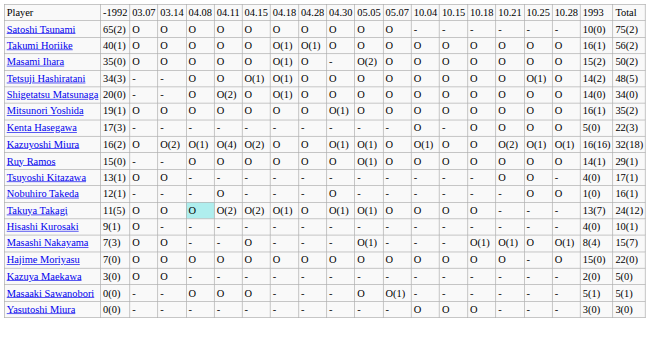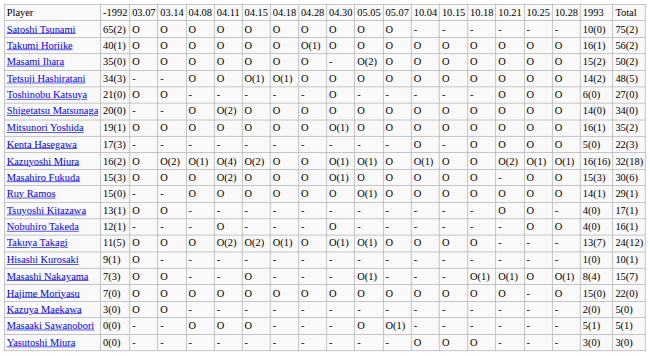(283, 45) O(1) -> (276, 45) O
(283, 62) O(1) -> (276, 62) O
(536, 78) O(1) -> (530, 78) O
+ row: (47, 95)
(283, 95) O(1) -> (276, 111) O
+ row: (43, 177)
(592, 194) 1(0) -> (592, 227) 4(0)
(192, 210) paleturquoise background -> (192, 243) no background
(592, 227) 4(0) -> (592, 260) 1(0)
